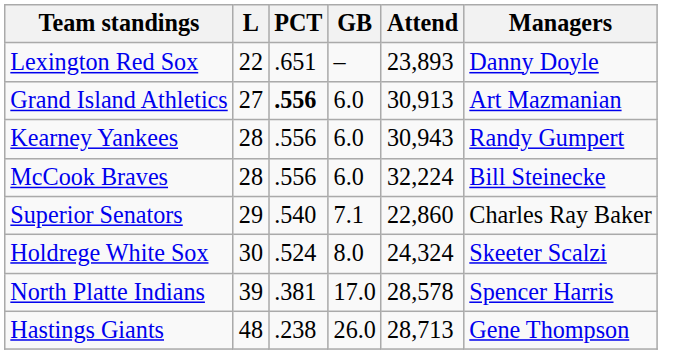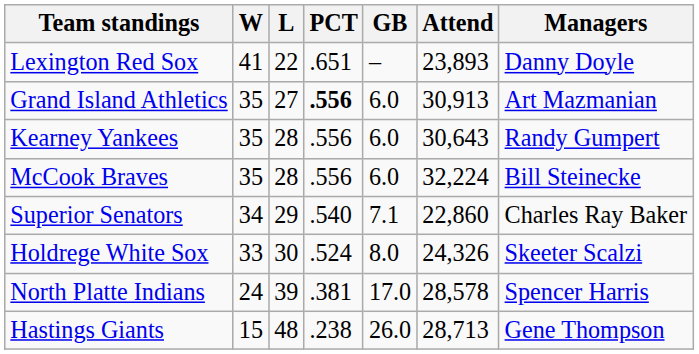+ column: (251, 23)
(420, 138) 30,943 -> (456, 138) 30,643
(420, 253) 24,324 -> (456, 253) 24,326
